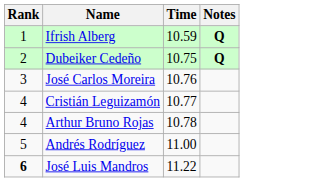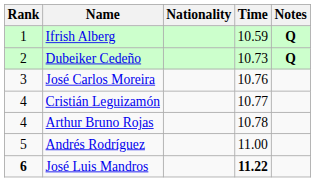+ column: (199, 15)
(182, 58) 10.75 -> (253, 58) 10.73
(182, 166) normal -> (253, 166) bold
